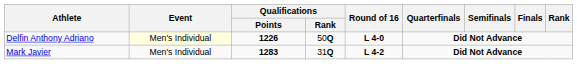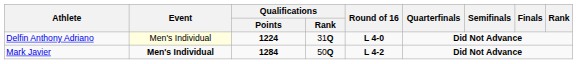(269, 39) 1226 -> (269, 39) 1224
(325, 39) 50Q -> (325, 39) 31Q
(180, 52) normal -> (180, 52) bold
(269, 52) 1283 -> (269, 52) 1284
(325, 52) 31Q -> (325, 52) 50Q
